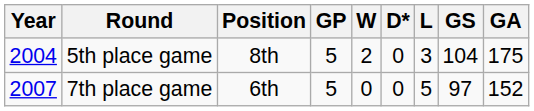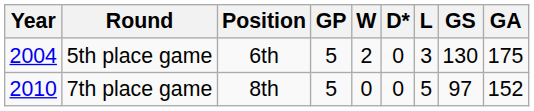(264, 55) 8th -> (264, 55) 6th
(460, 55) 104 -> (460, 55) 130
(33, 88) 2007 -> (33, 88) 2010
(264, 88) 6th -> (264, 88) 8th
